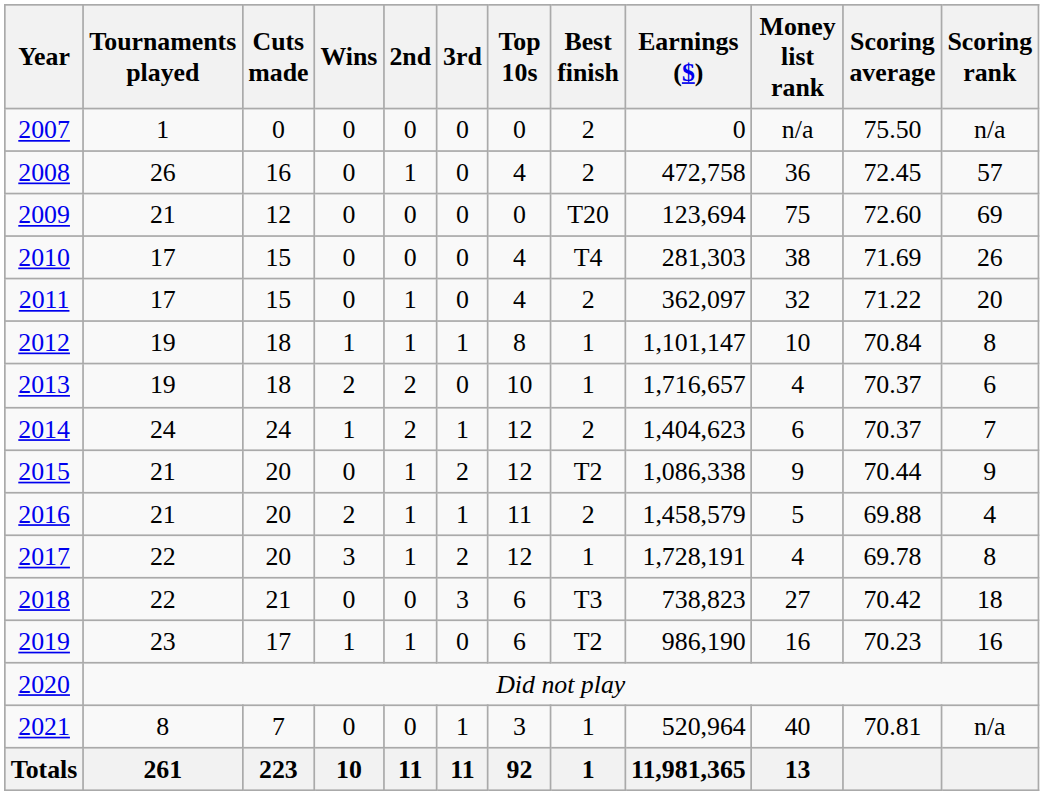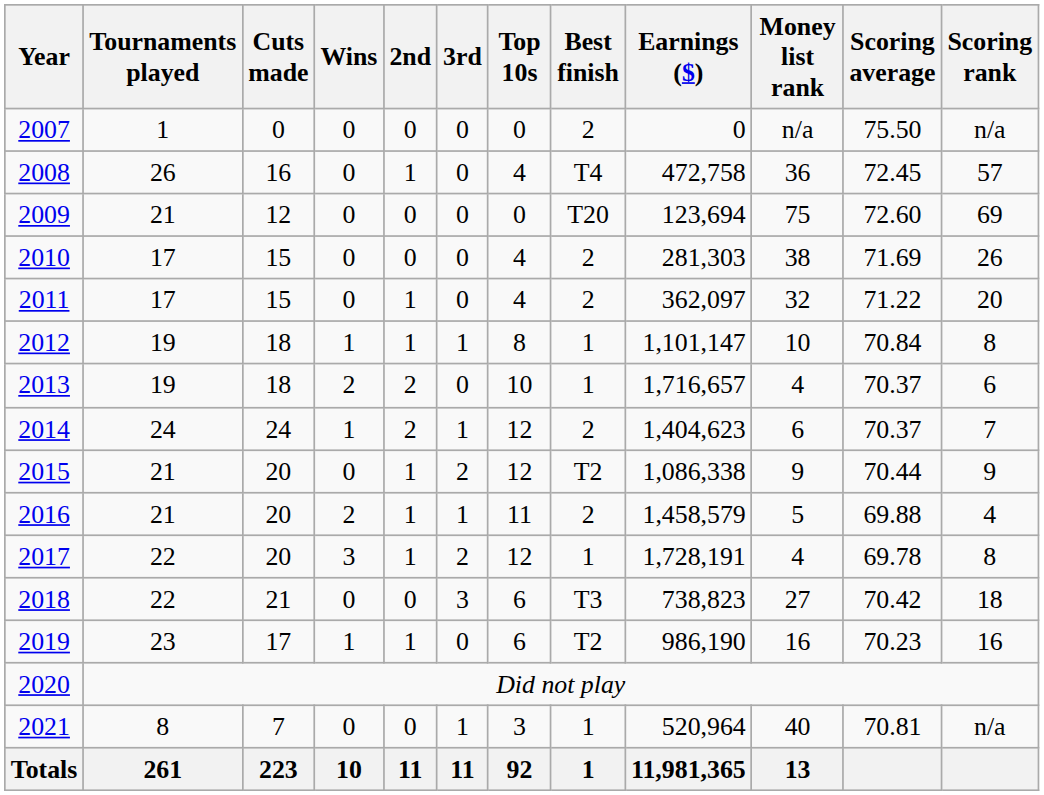(588, 172) 2 -> (588, 172) T4
(588, 257) T4 -> (588, 257) 2
